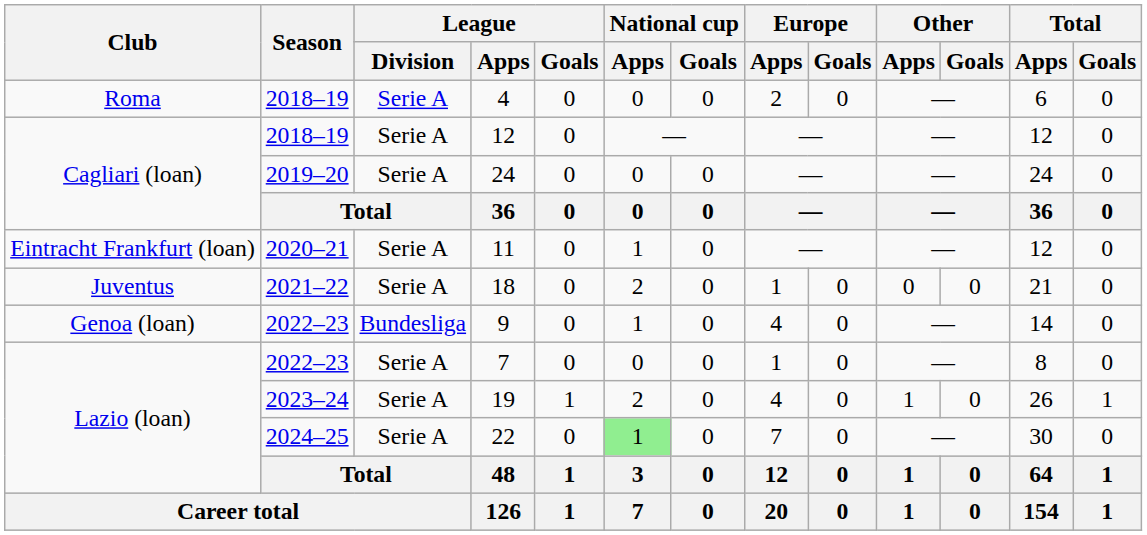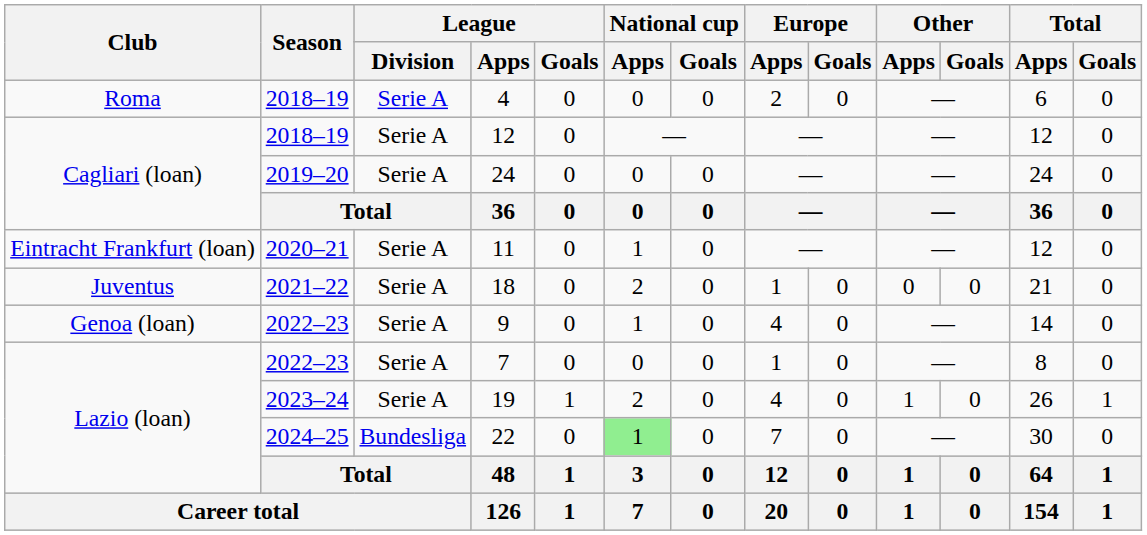(413, 323) Bundesliga -> (413, 323) Serie A
(413, 436) Serie A -> (413, 436) Bundesliga
